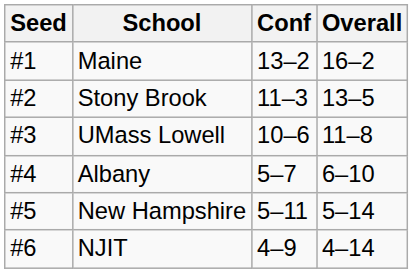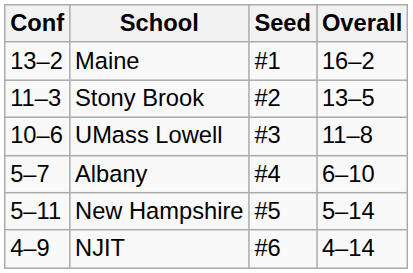columns swapped: (39, 23) <-> (284, 23)
